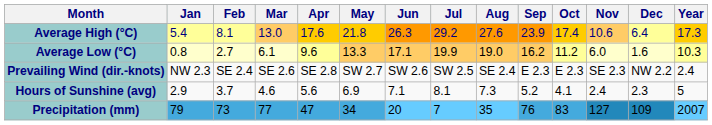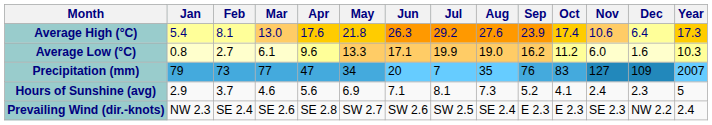rows swapped: (86, 110) <-> (86, 71)
